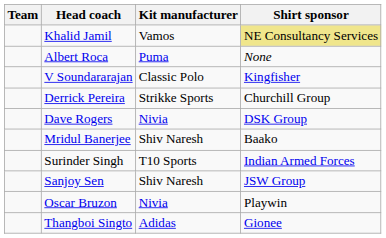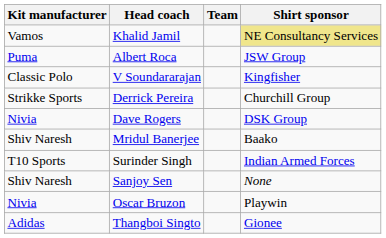columns swapped: (23, 14) <-> (188, 14)
(258, 56) None -> (275, 56) JSW Group
(275, 181) JSW Group -> (258, 181) None
